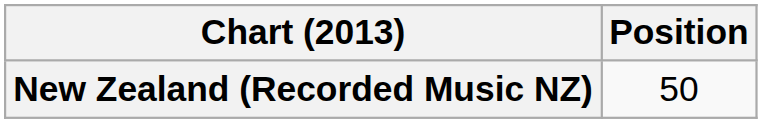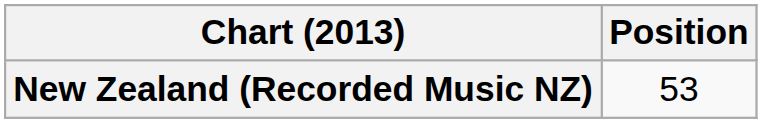(679, 88) 50 -> (679, 88) 53
